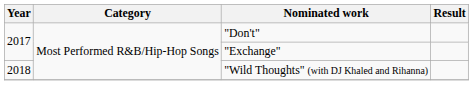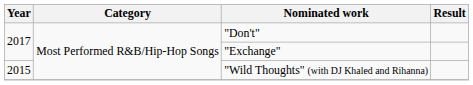(19, 70) 2018 -> (19, 70) 2015
